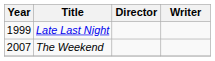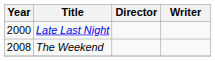(19, 30) 1999 -> (19, 30) 2000
(19, 47) 2007 -> (19, 47) 2008
